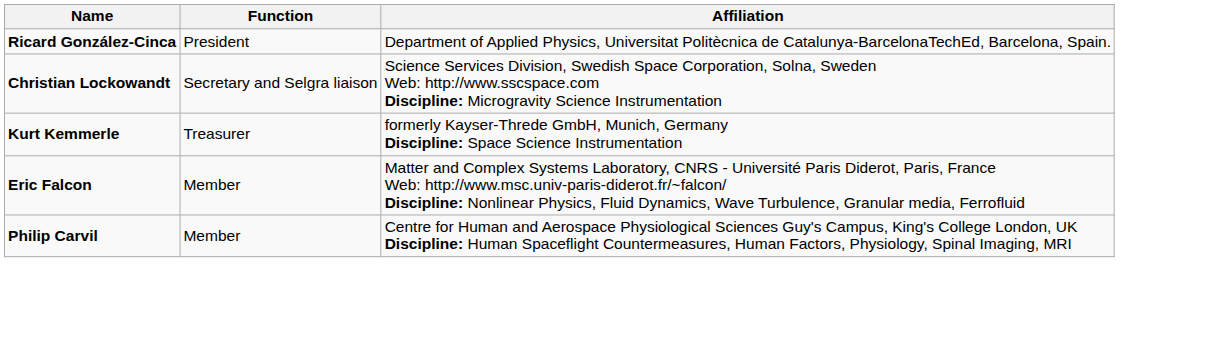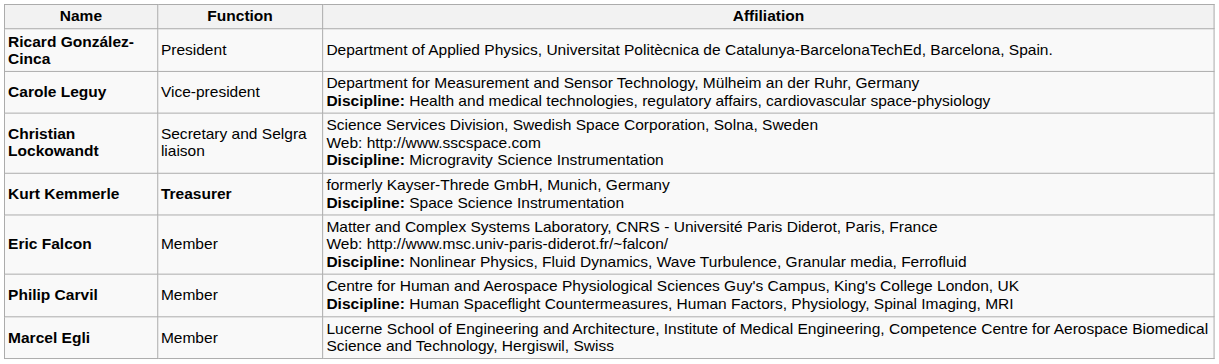+ row: (57, 92)
(217, 134) normal -> (196, 193) bold
+ row: (49, 337)
